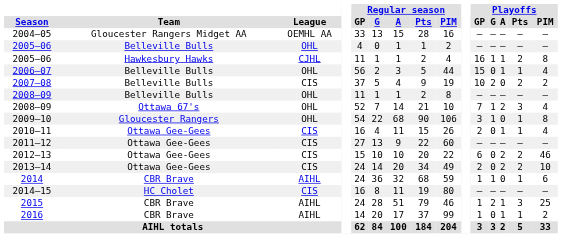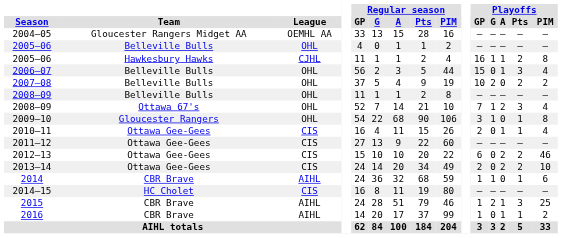(520, 70) 1 -> (520, 70) 3
(310, 82) CIS -> (310, 82) OHL
